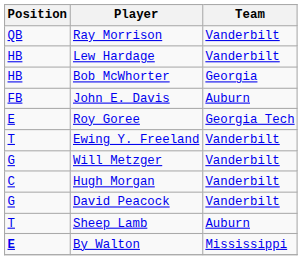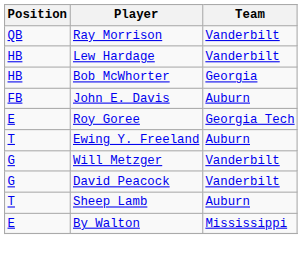(243, 140) Vanderbilt -> (228, 140) Auburn
- row: (114, 181)
(11, 244) bold -> (11, 223) normal
